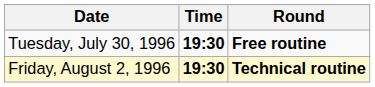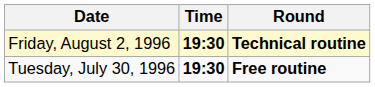rows swapped: (92, 43) <-> (89, 69)
